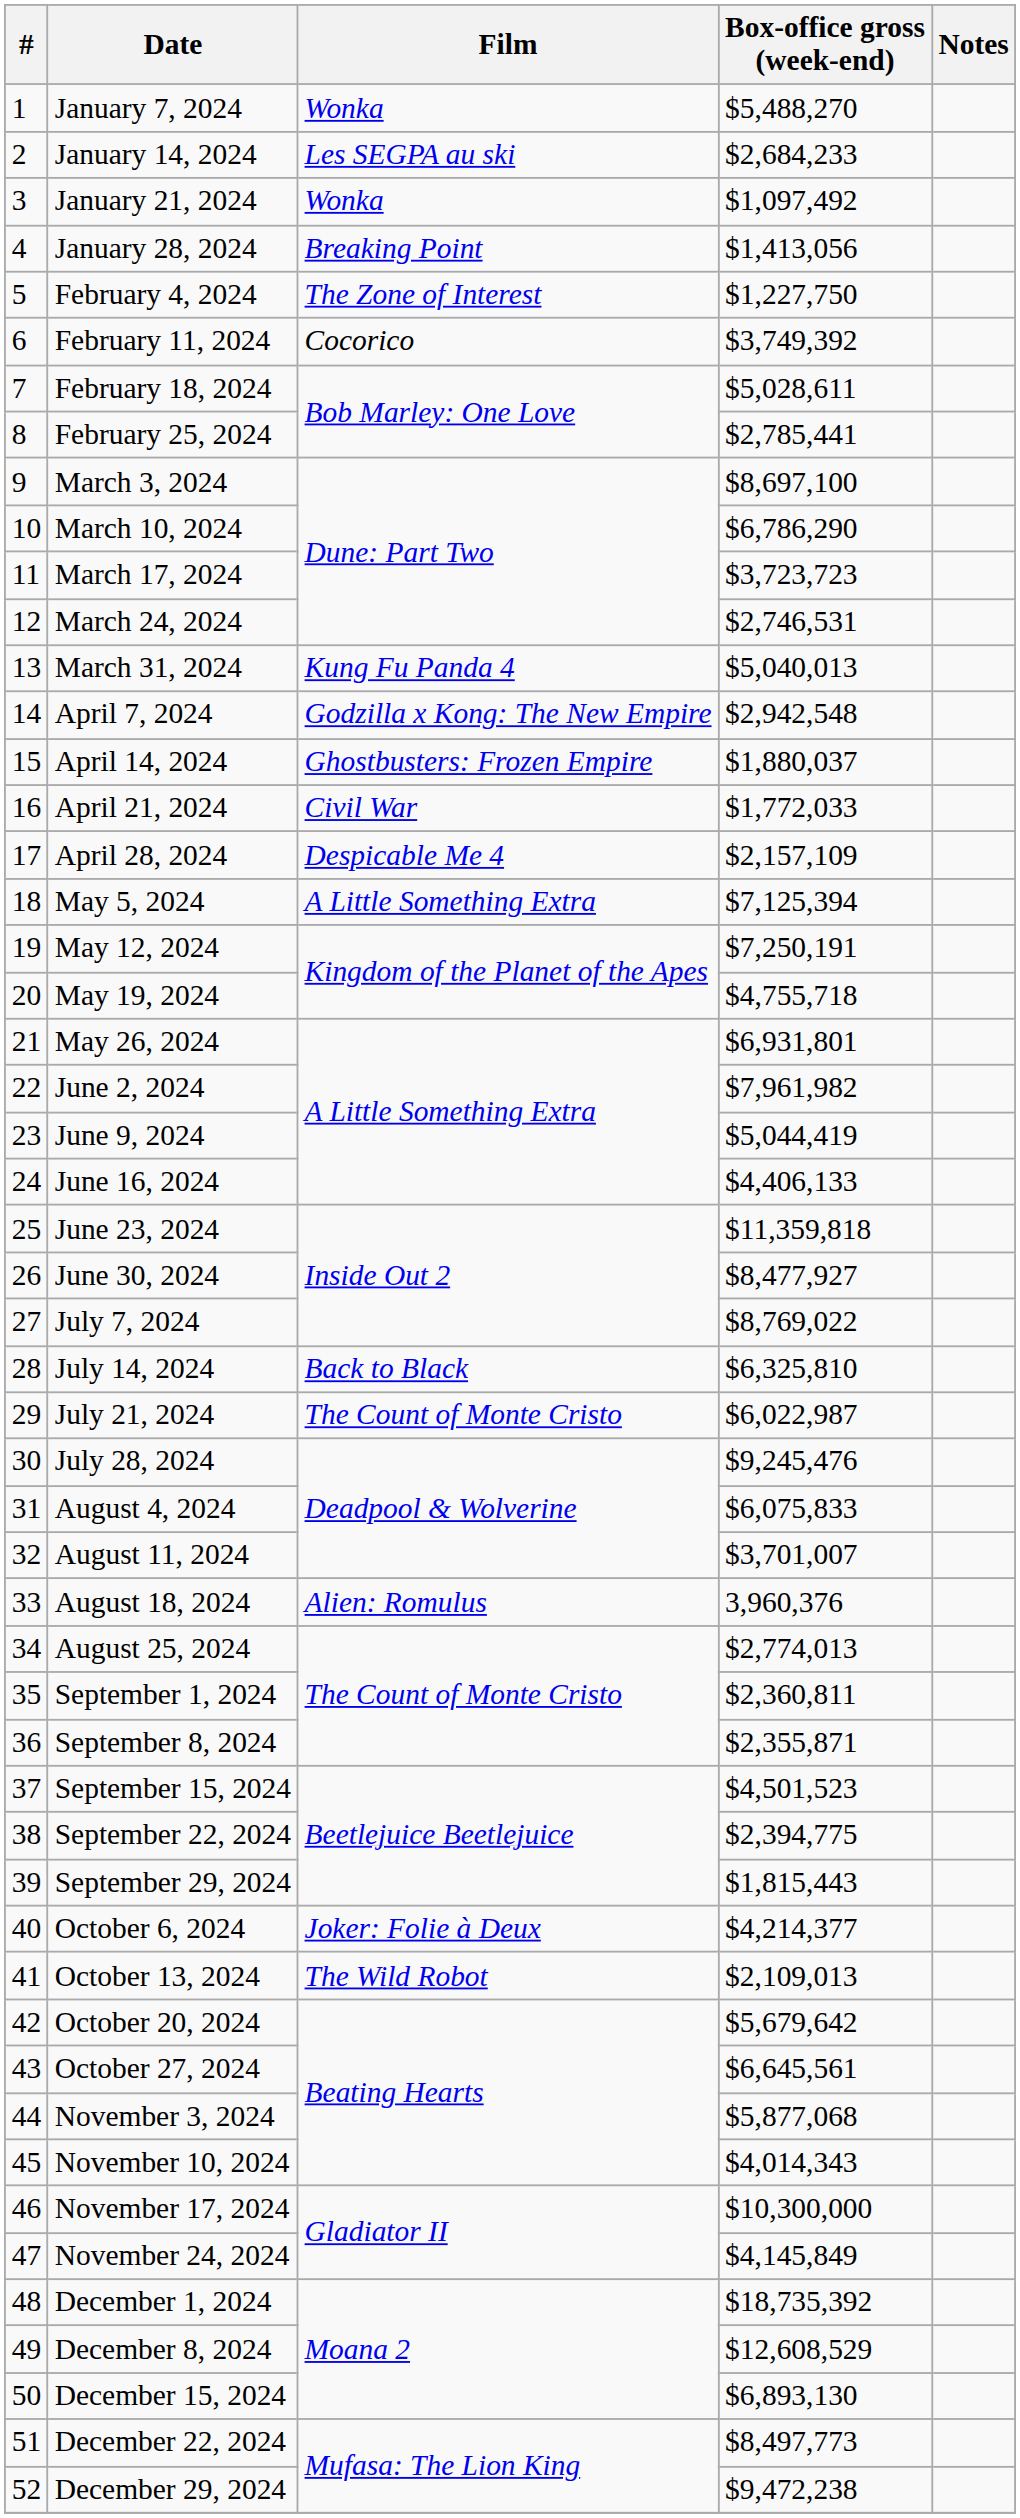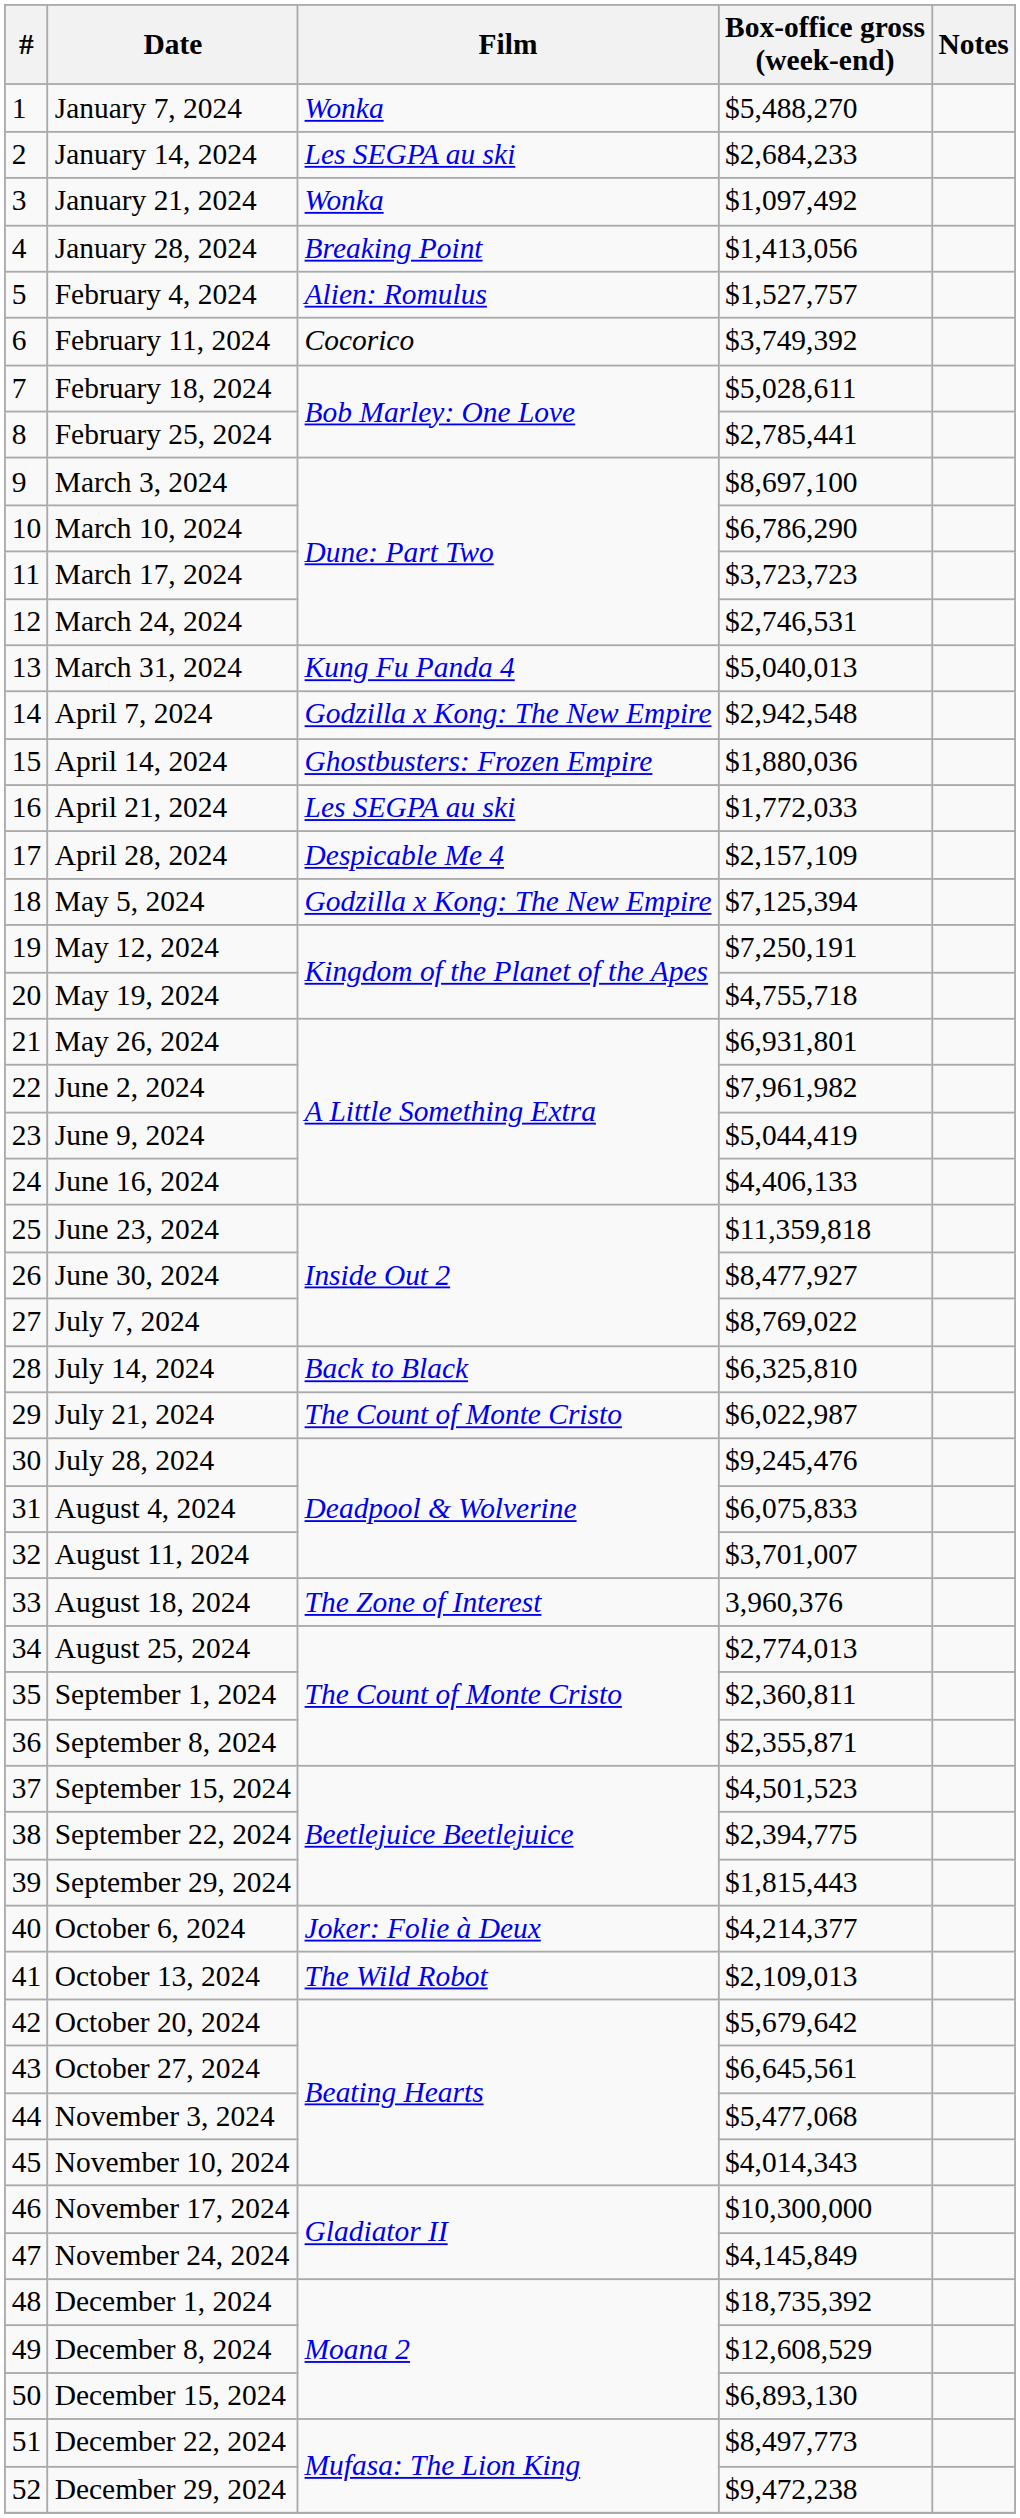(423, 294) The Zone of Interest -> (396, 294) Alien: Romulus
(791, 294) $1,227,750 -> (791, 294) $1,527,757
(791, 761) $1,880,037 -> (791, 761) $1,880,036
(361, 808) Civil War -> (410, 808) Les SEGPA au ski
(450, 901) A Little Something Extra -> (508, 901) Godzilla x Kong: The New Empire
(396, 1601) Alien: Romulus -> (423, 1601) The Zone of Interest
(791, 2115) $5,877,068 -> (791, 2115) $5,477,068
